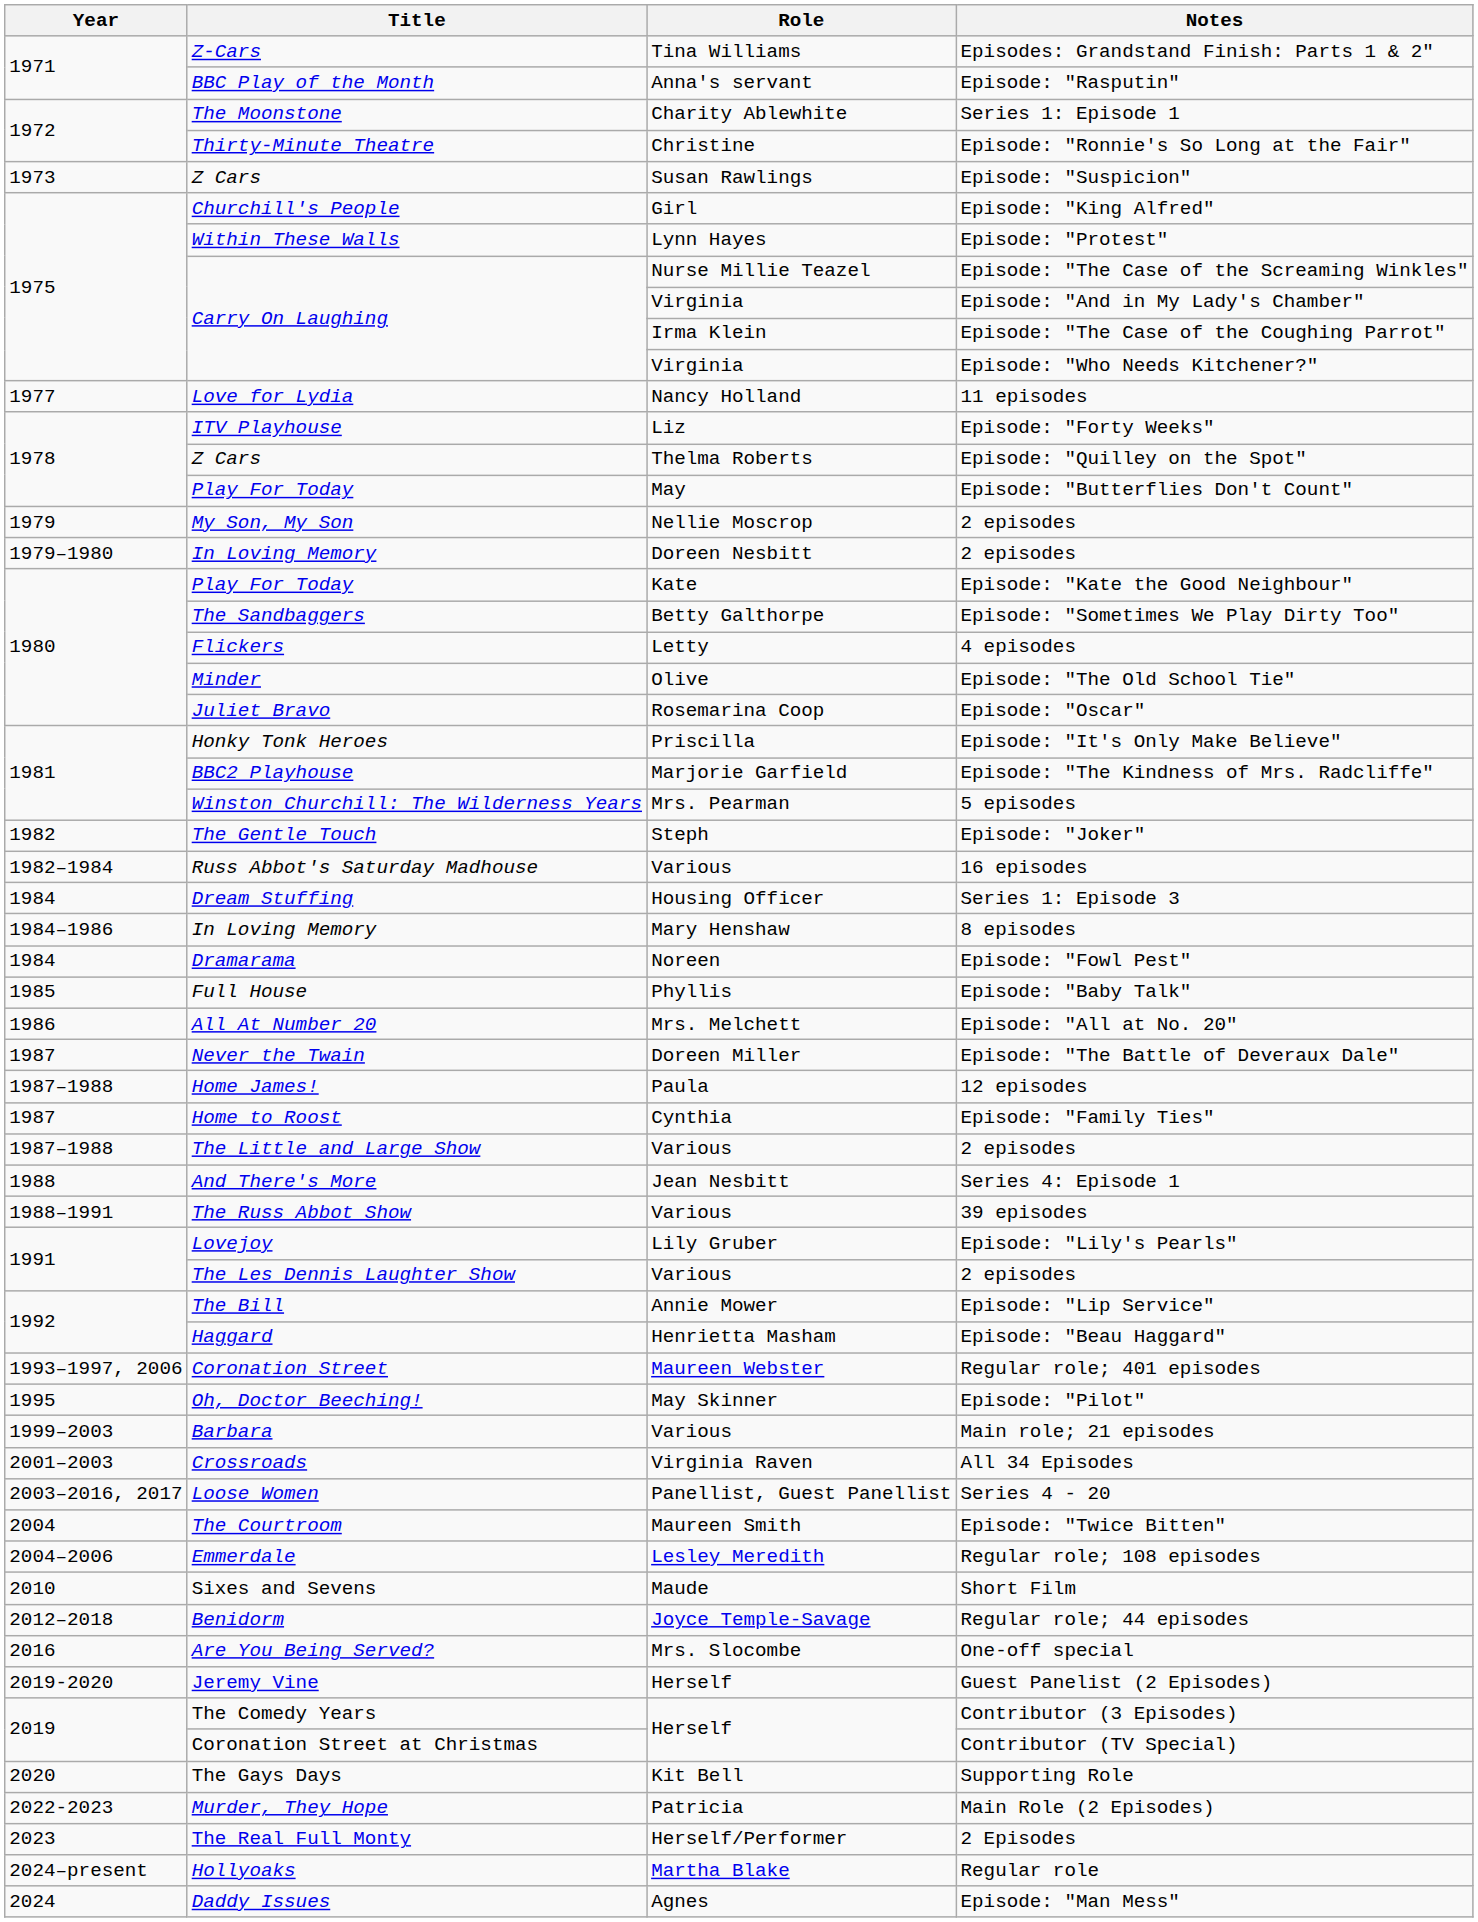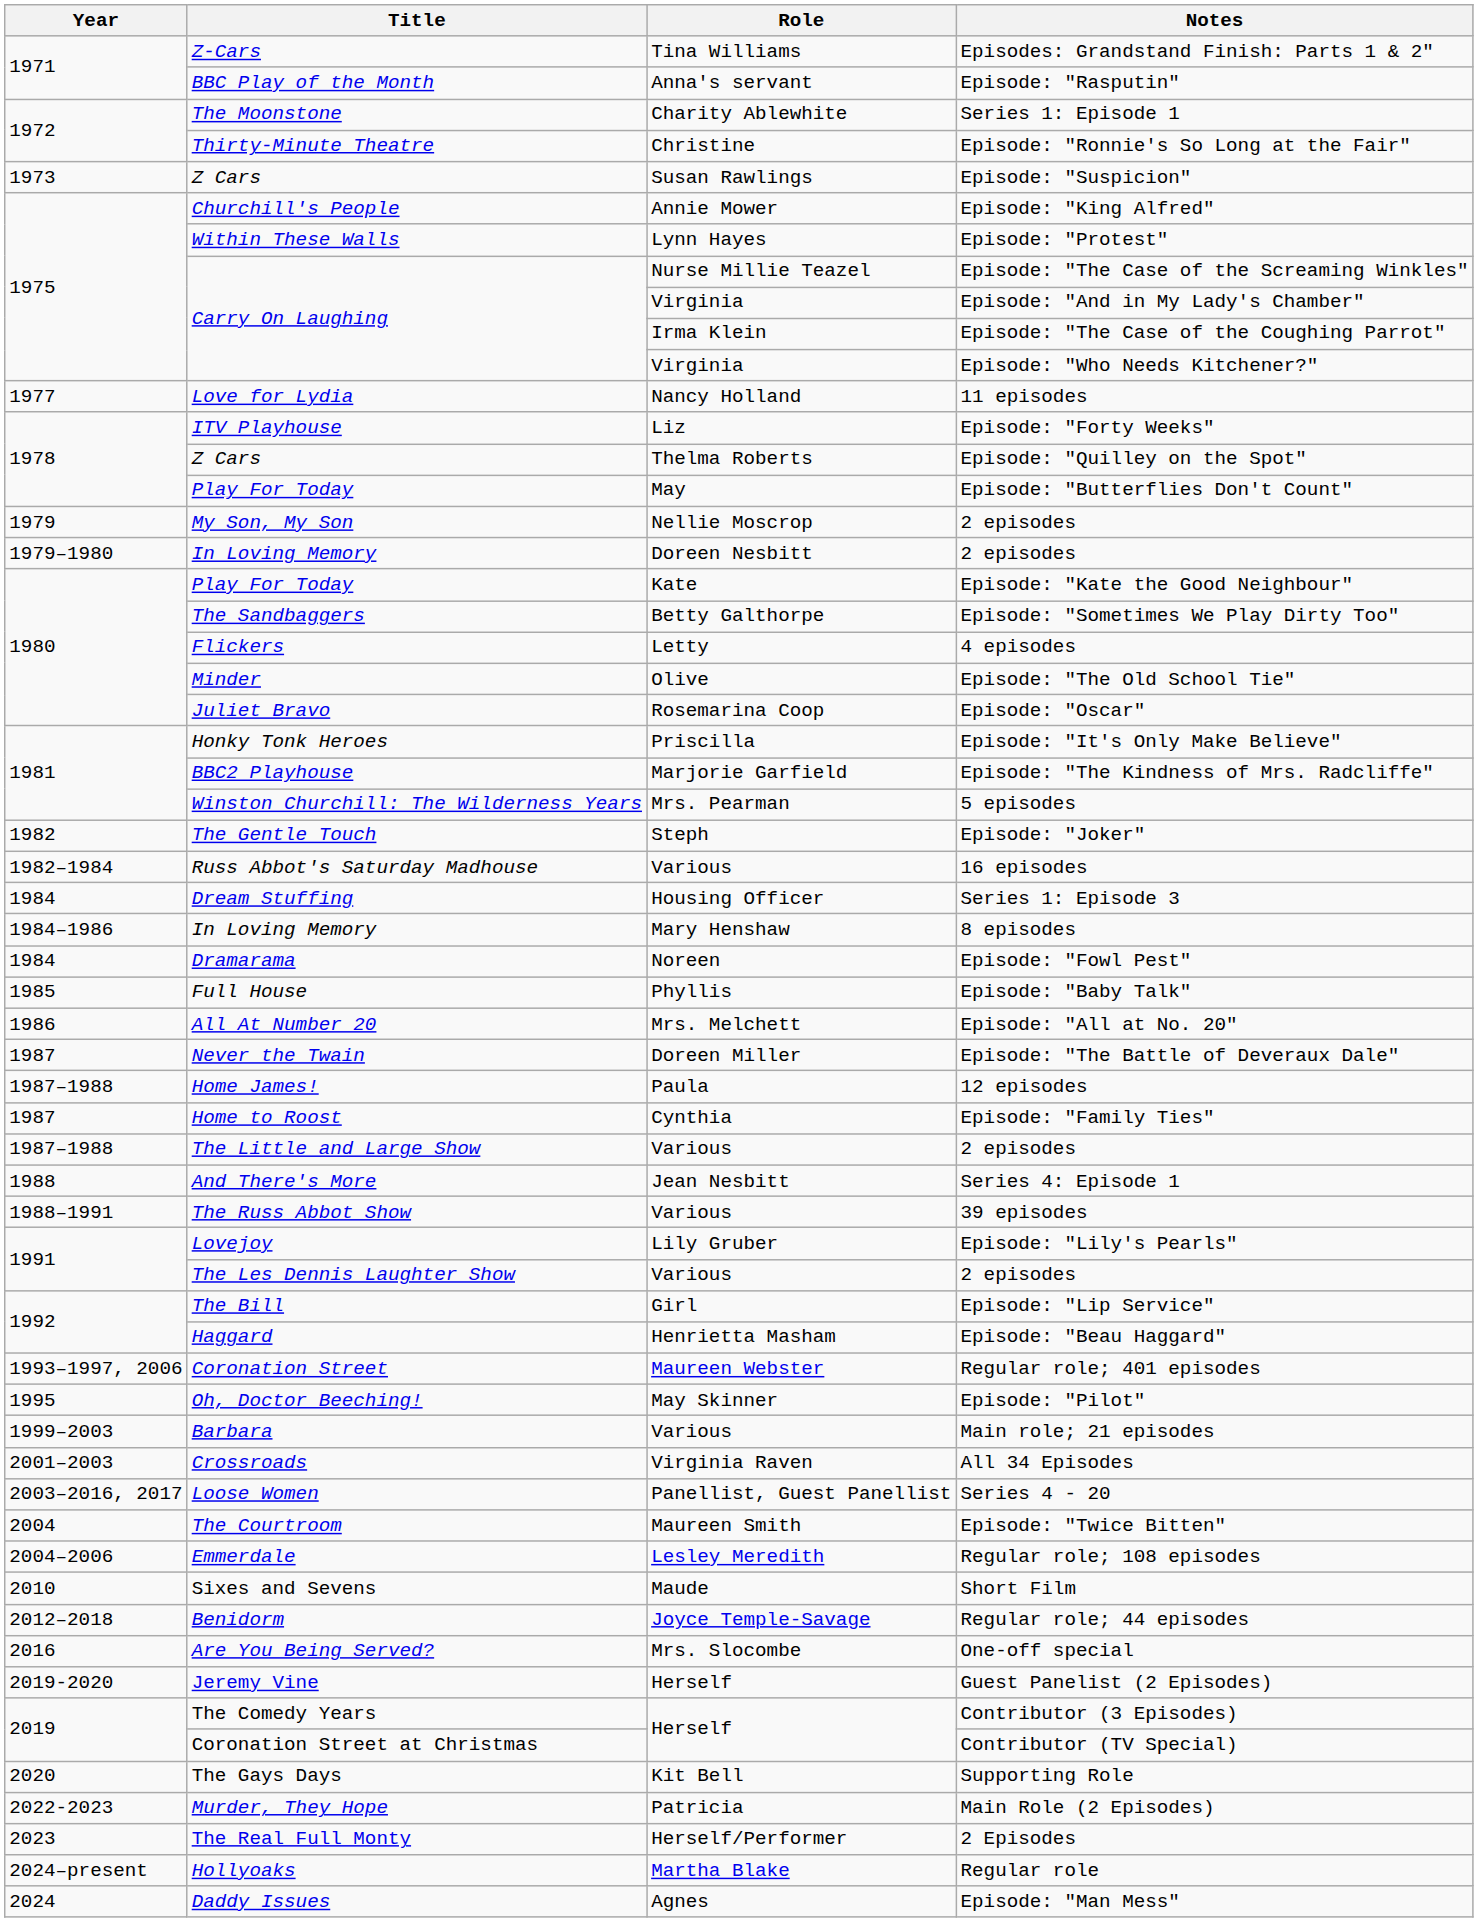(674, 209) Girl -> (715, 209) Annie Mower
(715, 1306) Annie Mower -> (674, 1306) Girl
